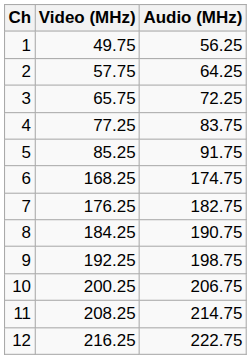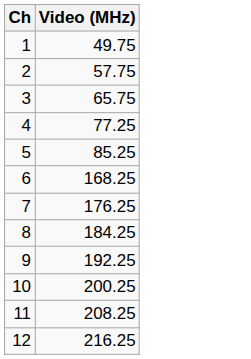- column: (193, 17)
